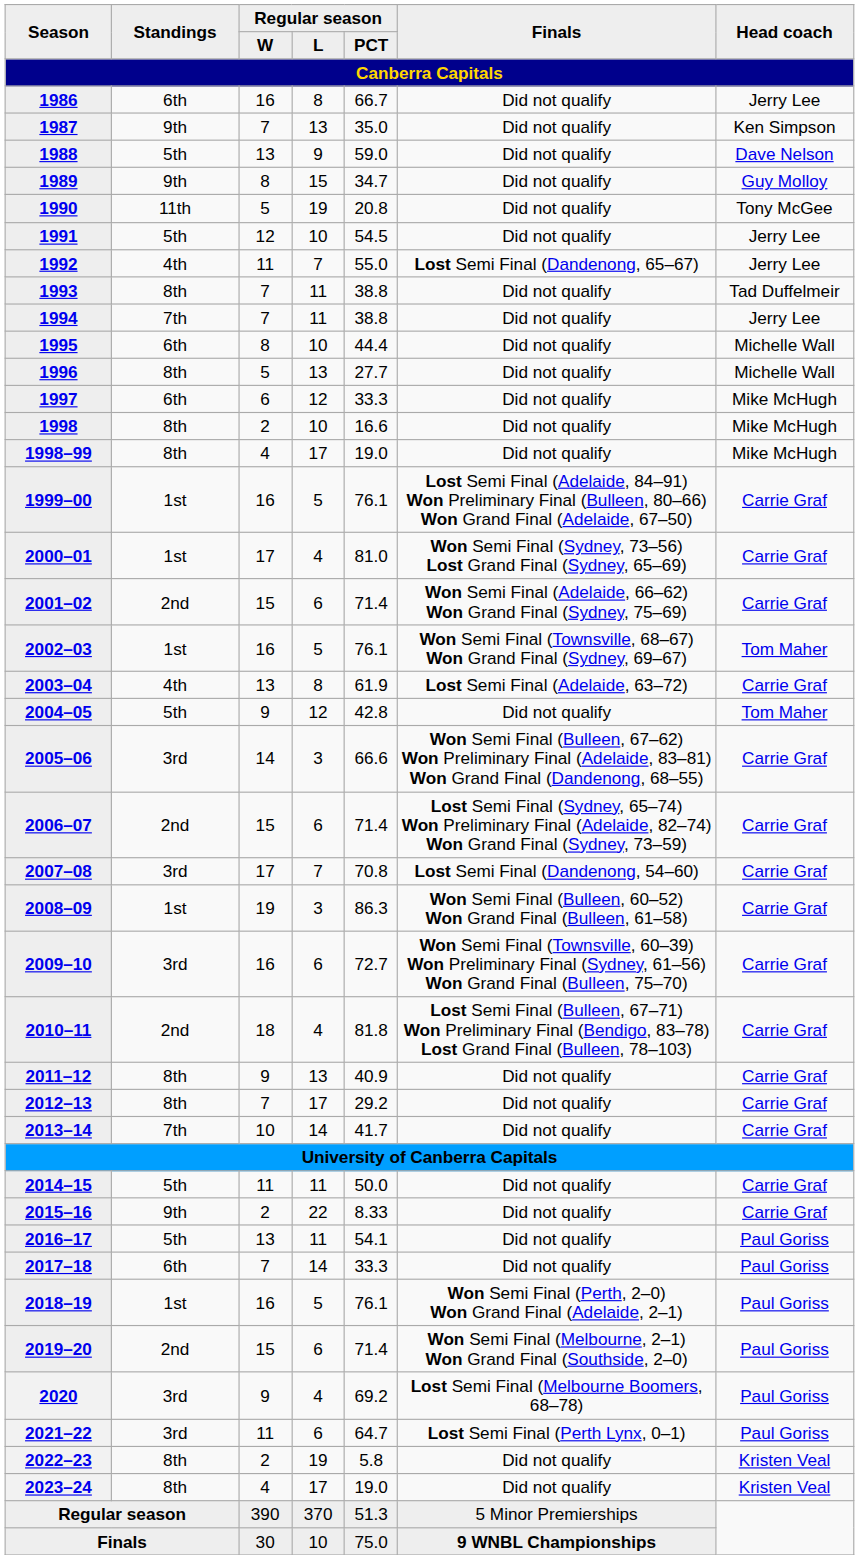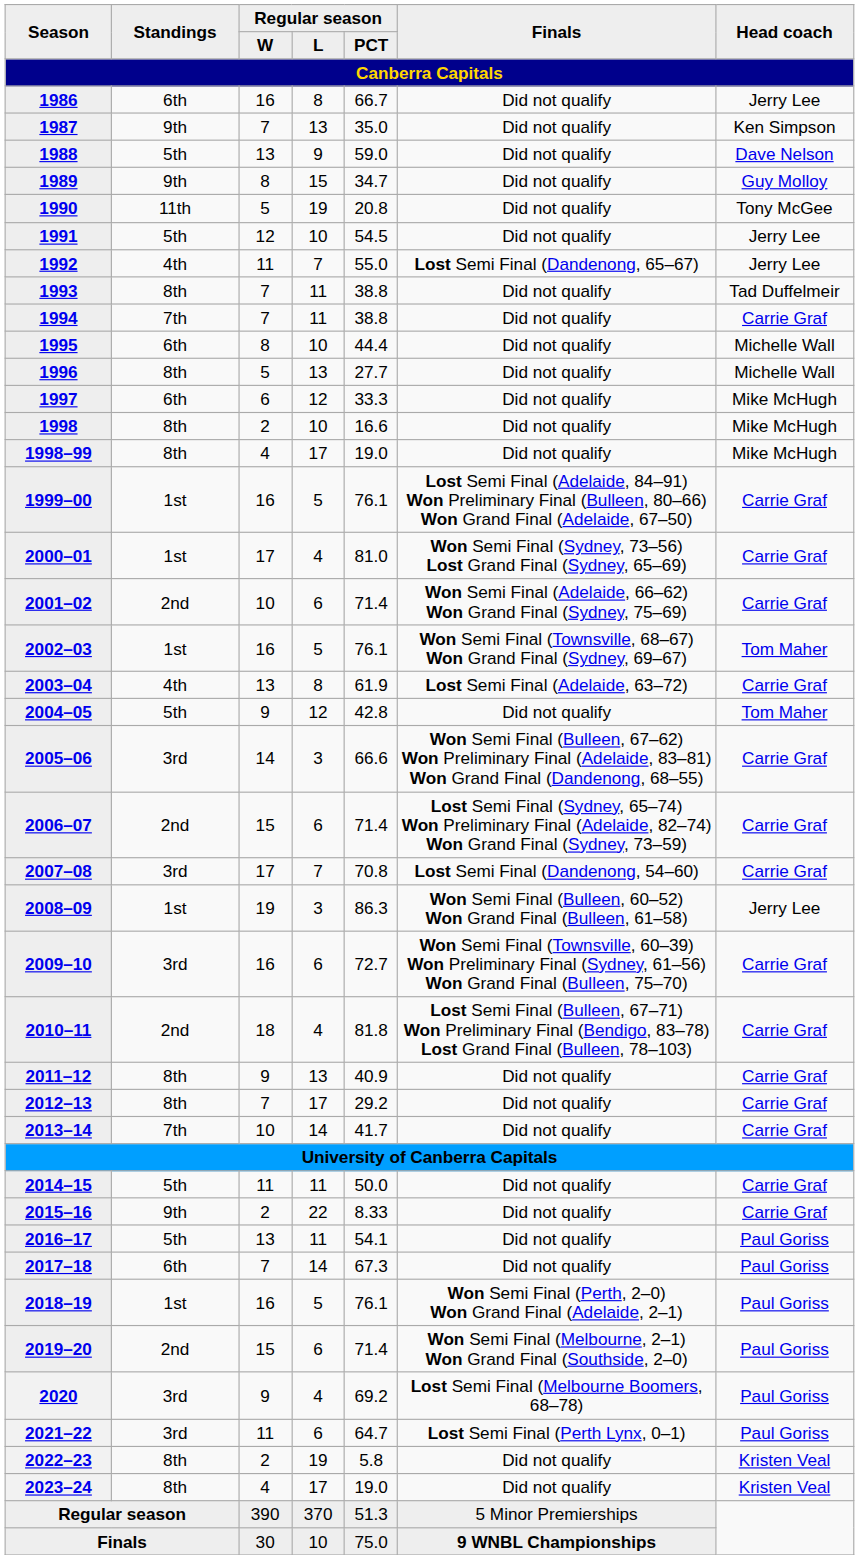(784, 317) Jerry Lee -> (785, 317) Carrie Graf
(265, 602) 15 -> (265, 602) 10
(785, 908) Carrie Graf -> (784, 908) Jerry Lee
(371, 1266) 33.3 -> (371, 1266) 67.3
